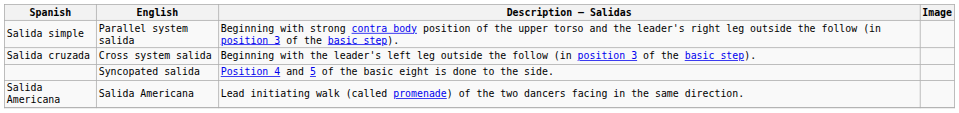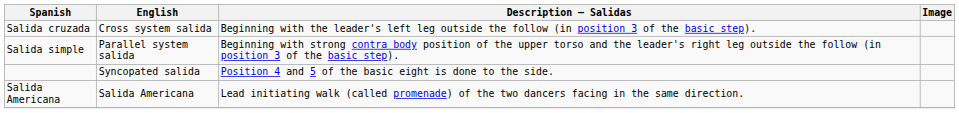rows swapped: (45, 34) <-> (48, 56)
